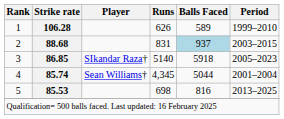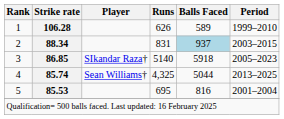(57, 43) 88.68 -> (57, 43) 88.34
(163, 75) 4,345 -> (163, 75) 4,325
(255, 75) 2001–2004 -> (255, 75) 2013–2025
(163, 91) 698 -> (163, 91) 695
(255, 91) 2013–2025 -> (255, 91) 2001–2004
